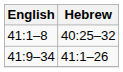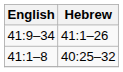rows swapped: (27, 35) <-> (31, 56)
